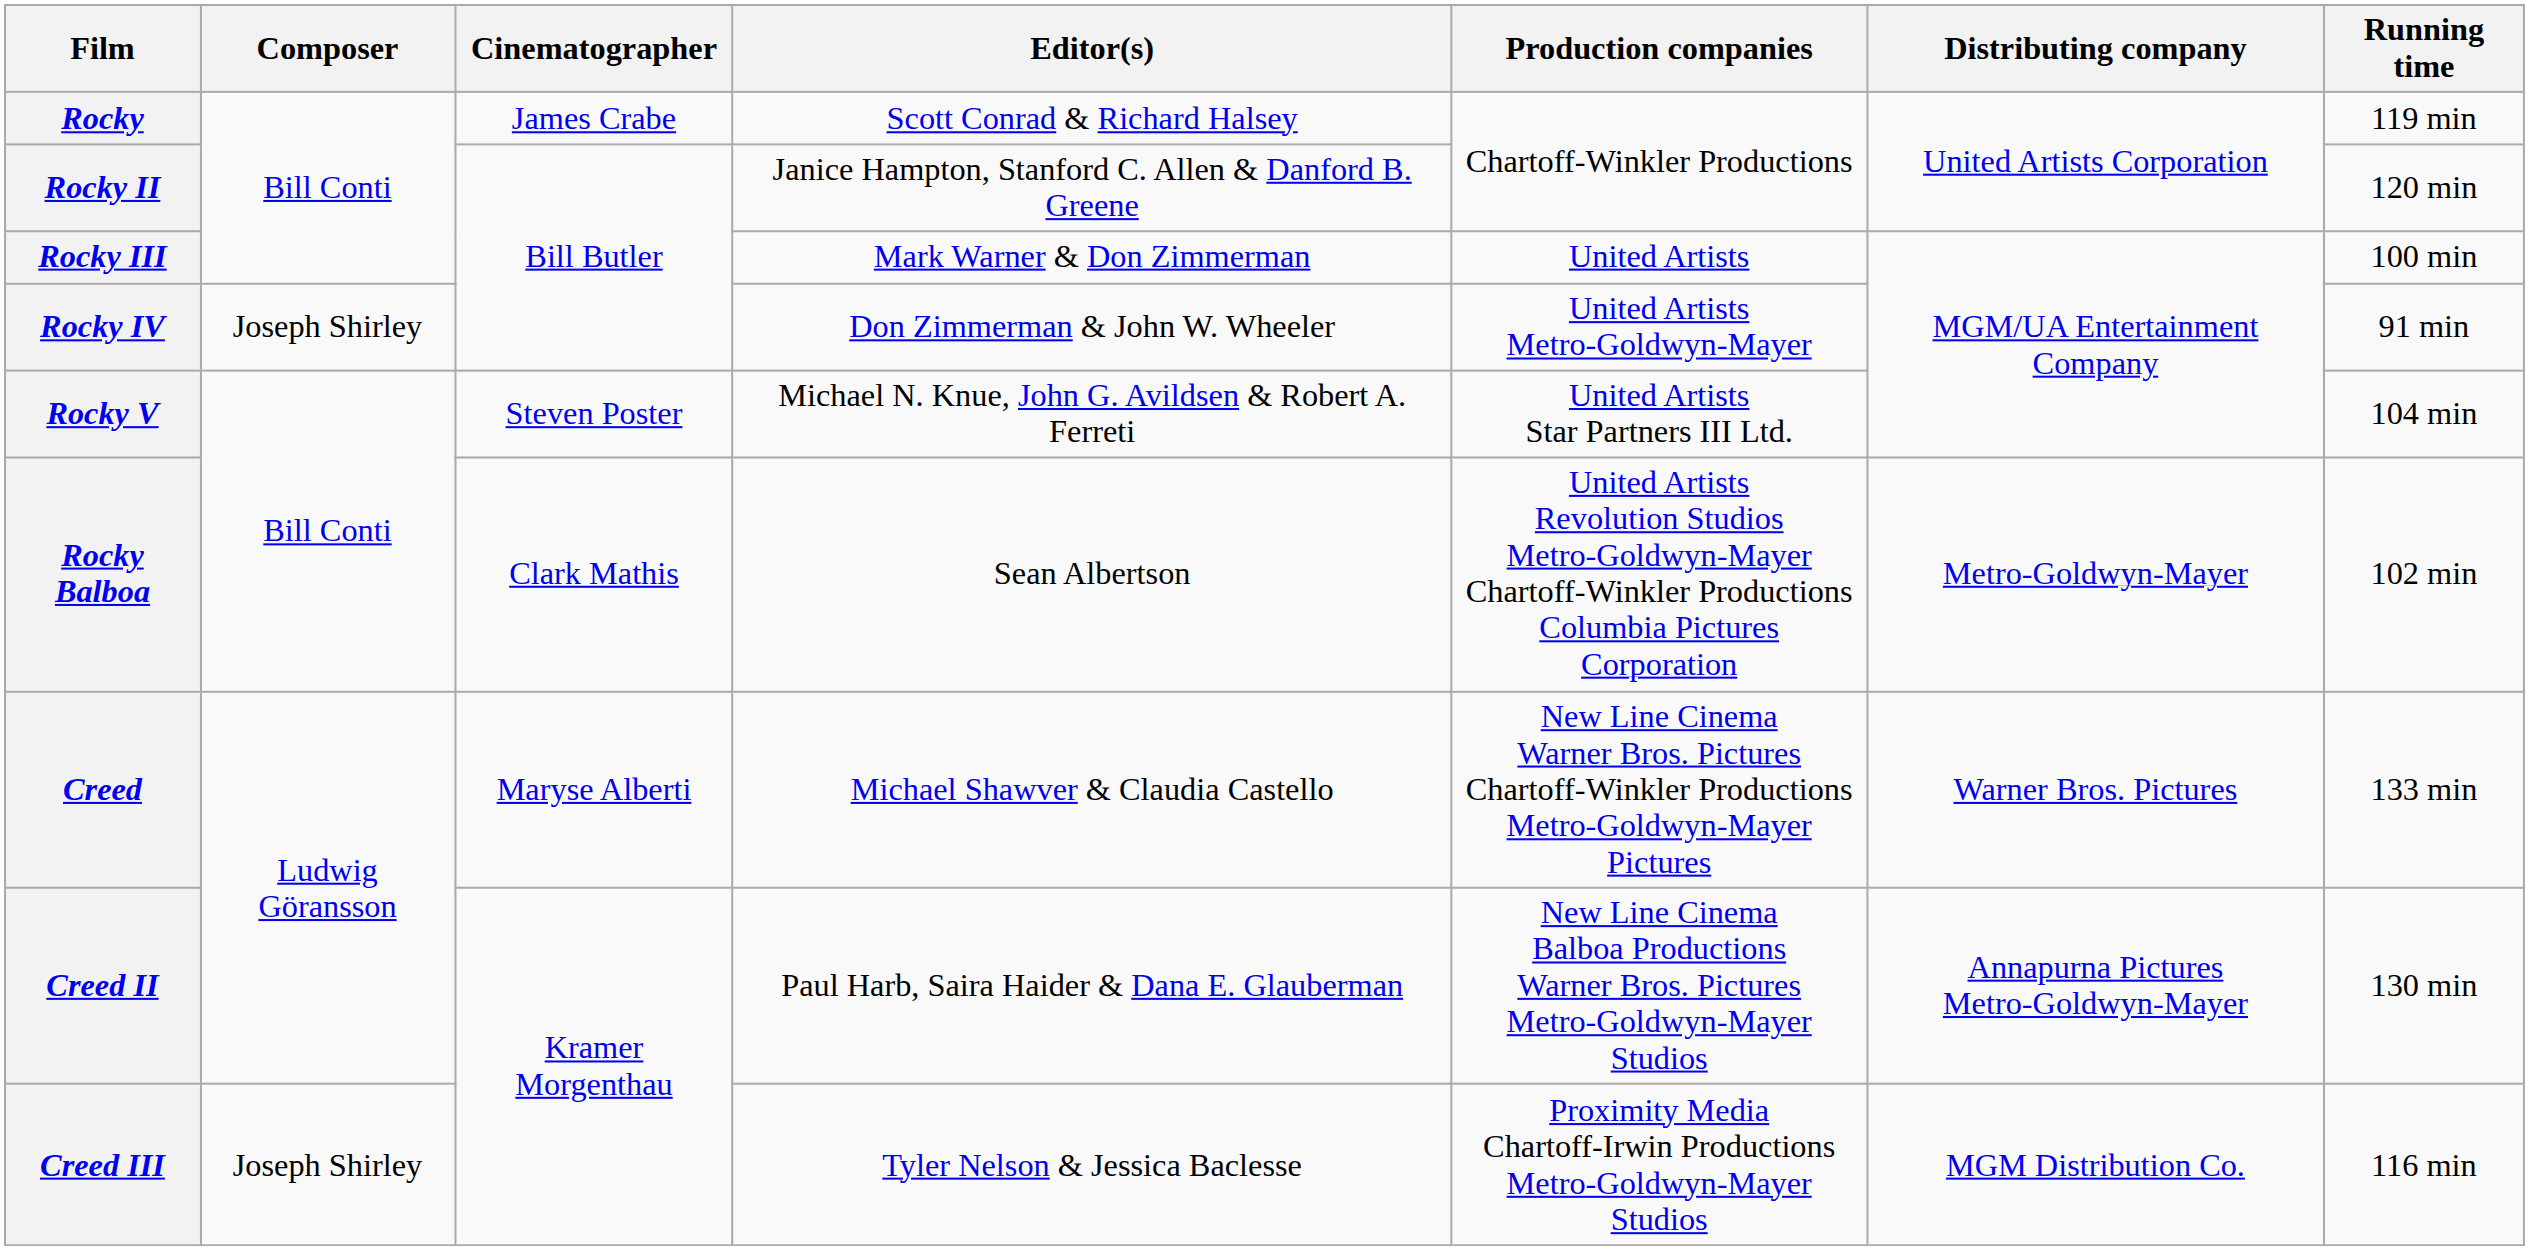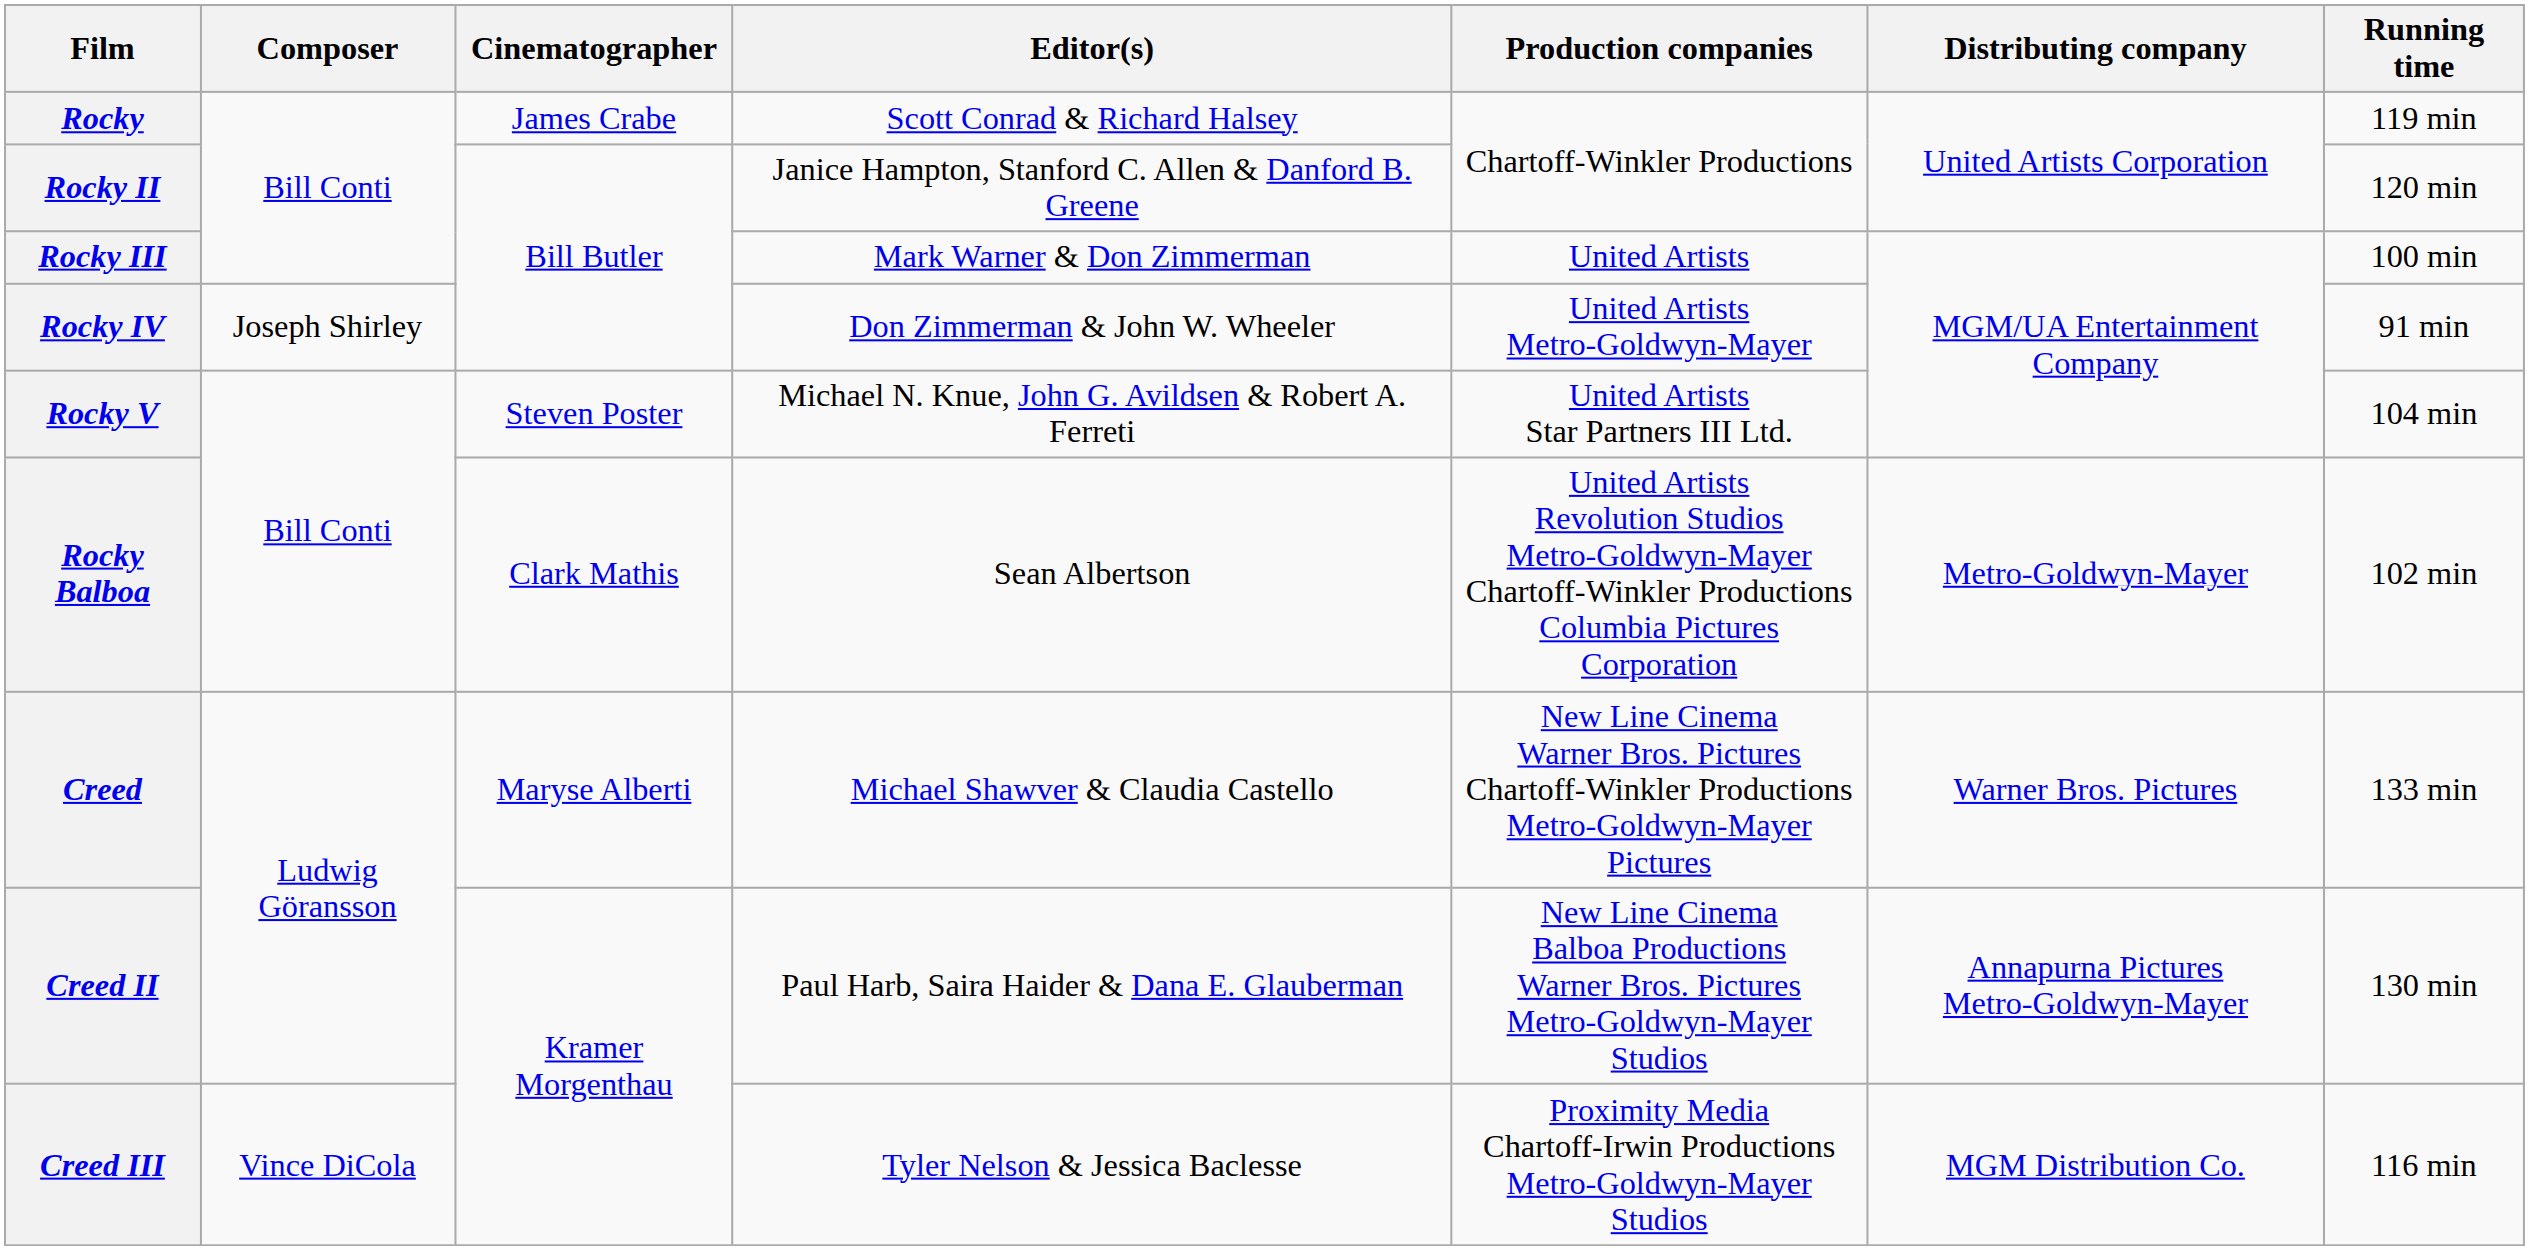(328, 1164) Joseph Shirley -> (328, 1164) Vince DiCola
